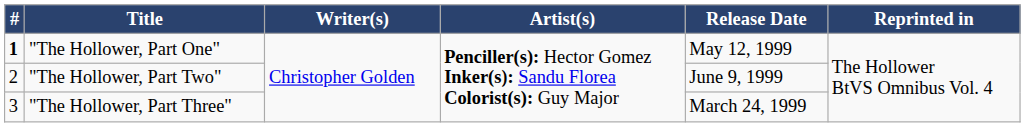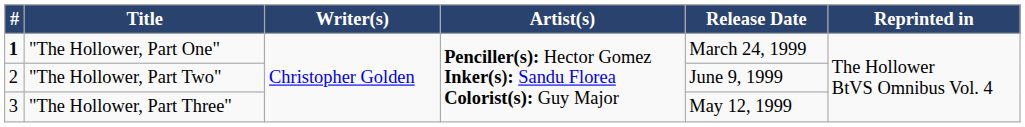(741, 48) May 12, 1999 -> (748, 48) March 24, 1999
(748, 106) March 24, 1999 -> (741, 106) May 12, 1999
